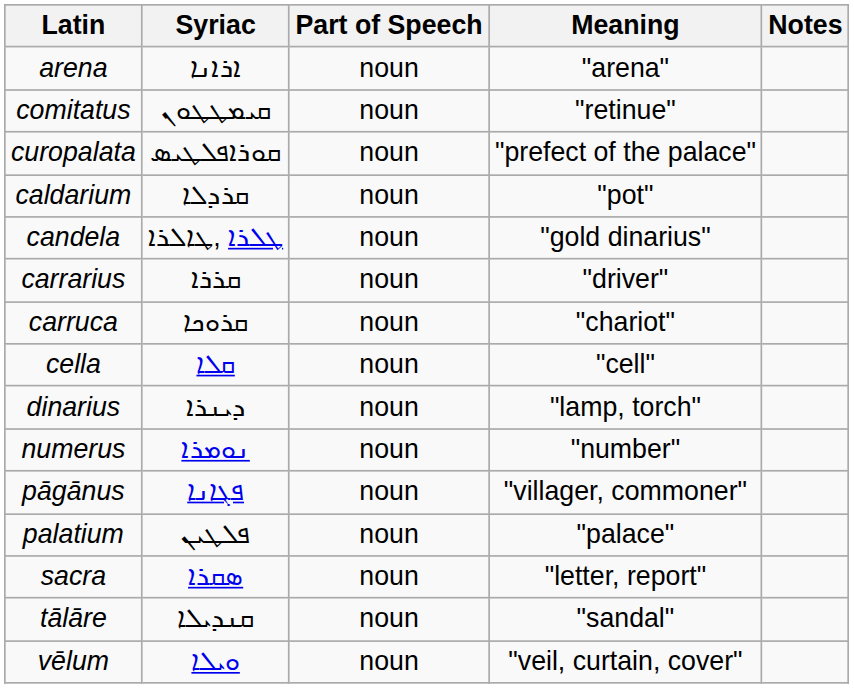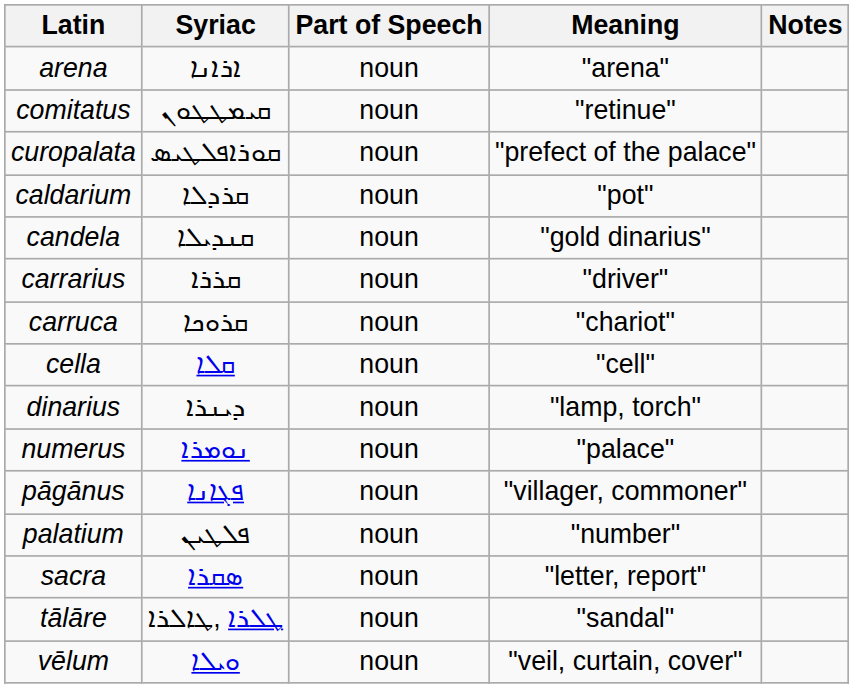(216, 237) ܛܠܪܐ ,ܛܐܠܪܐ -> (216, 237) ܩܢܕܝܠܐ
(625, 449) "number" -> (625, 449) "palace"
(625, 534) "palace" -> (625, 534) "number"
(216, 618) ܩܢܕܝܠܐ -> (216, 618) ܛܠܪܐ ,ܛܐܠܪܐ
